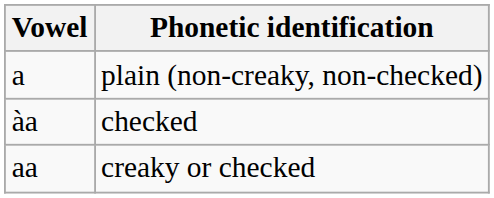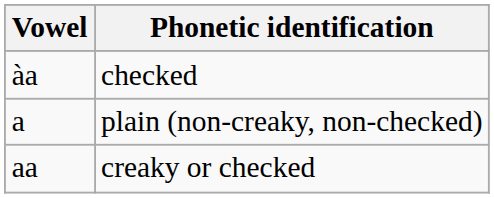rows swapped: (18, 74) <-> (25, 121)
